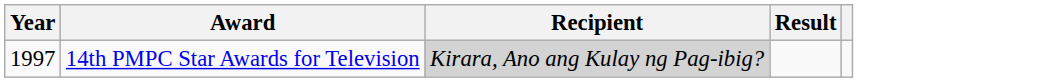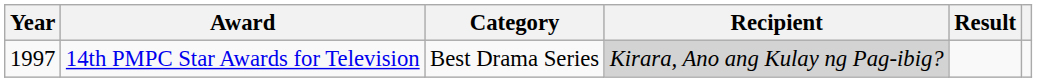+ column: (515, 22)
